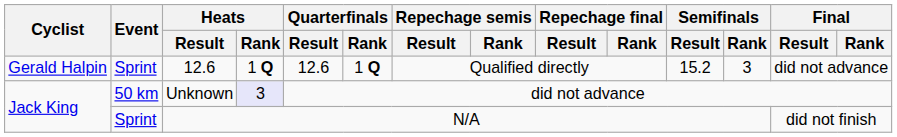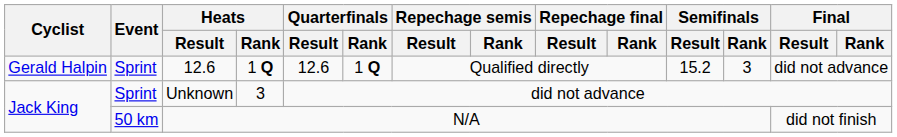(136, 94) 50 km -> (136, 94) Sprint
(260, 94) lavender background -> (260, 94) no background
(136, 120) Sprint -> (136, 120) 50 km
